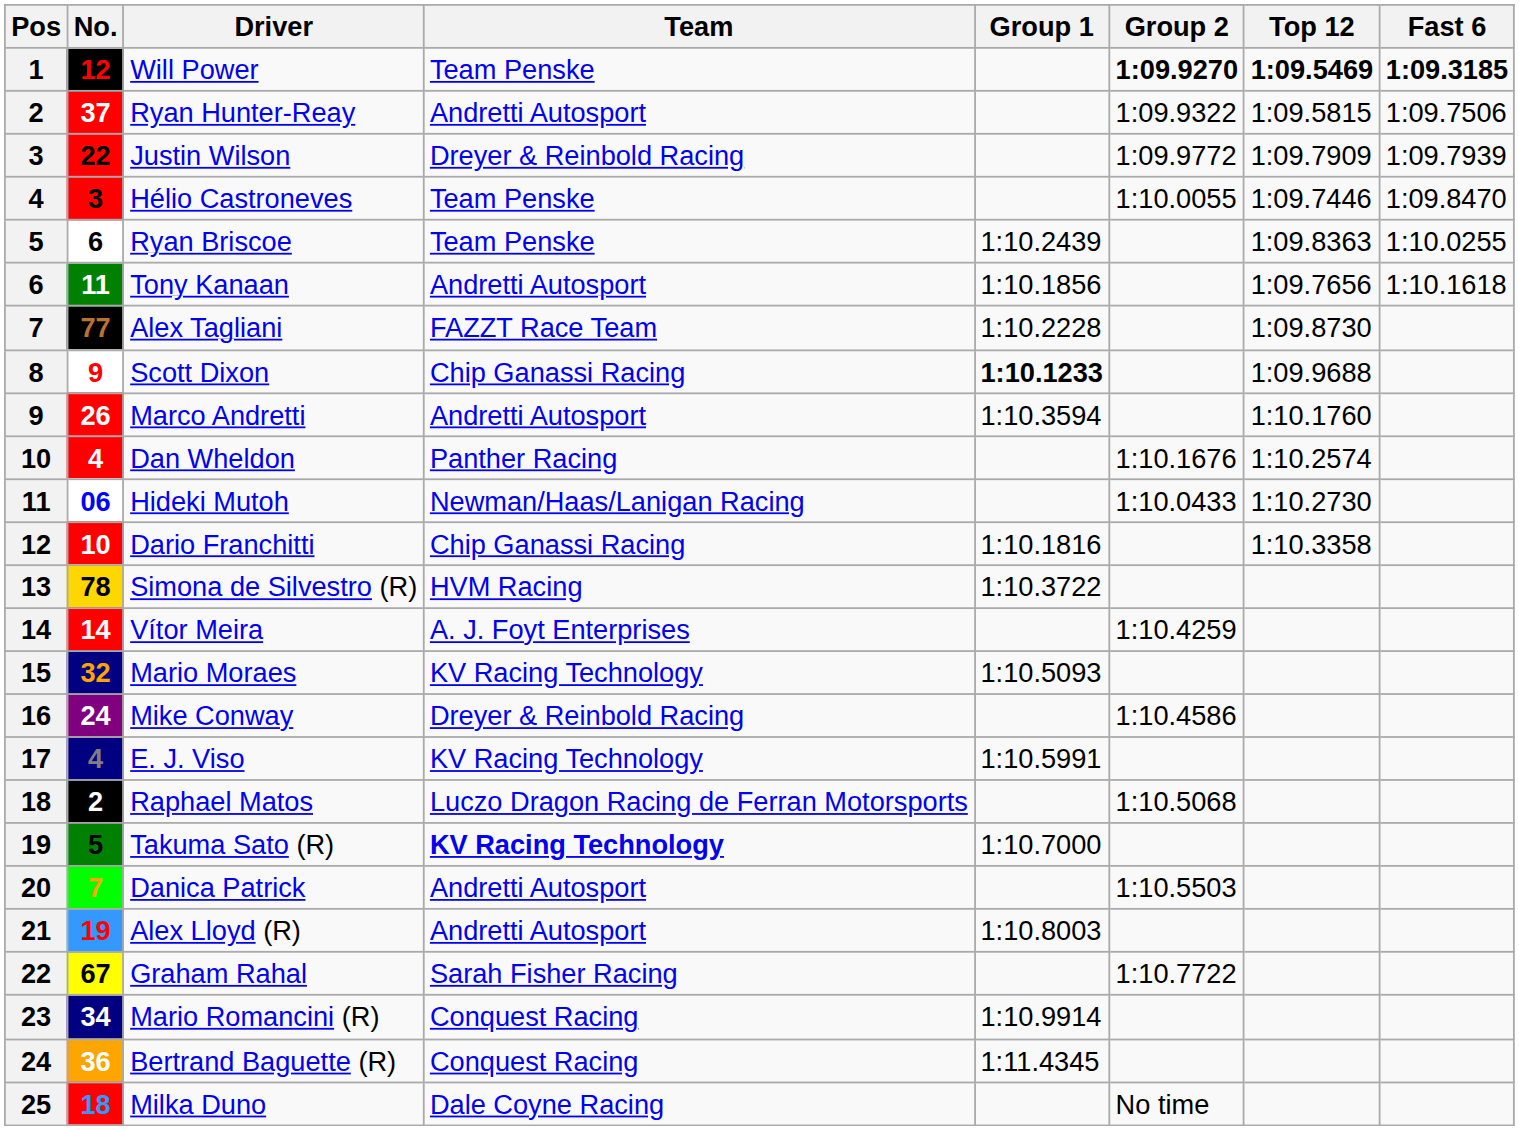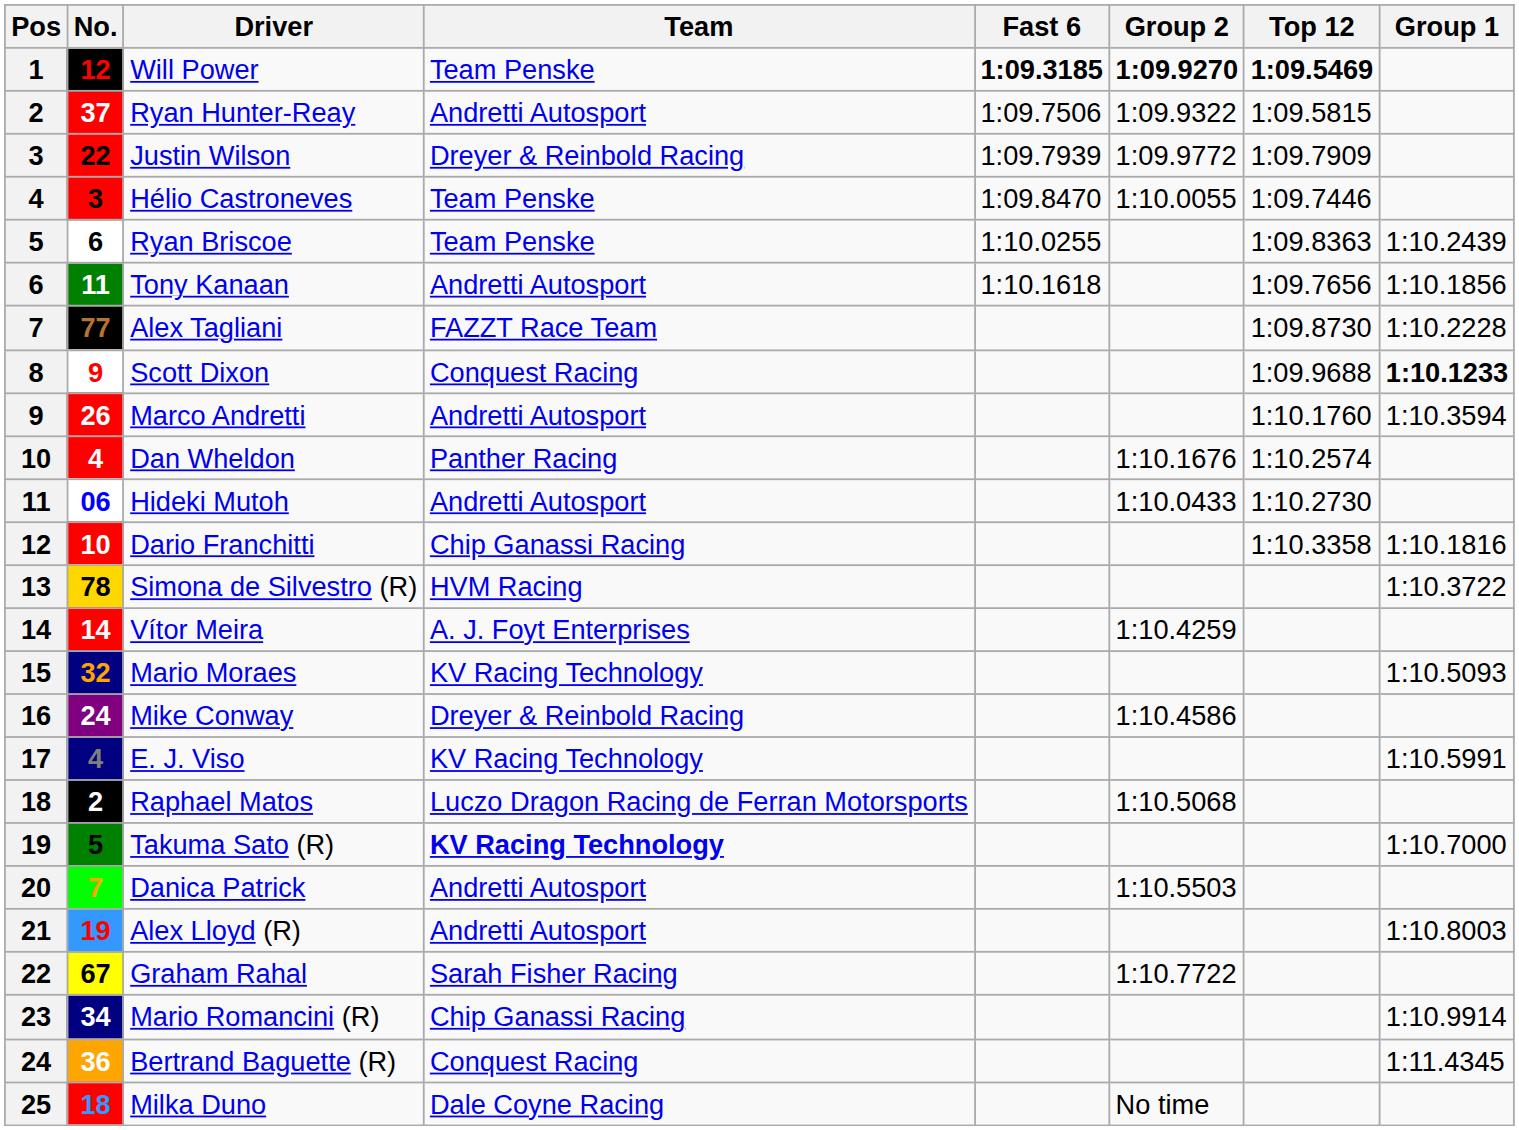columns swapped: (1042, 27) <-> (1447, 27)
(558, 371) Chip Ganassi Racing -> (534, 371) Conquest Racing
(617, 500) Newman/Haas/Lanigan Racing -> (538, 500) Andretti Autosport
(534, 1017) Conquest Racing -> (558, 1017) Chip Ganassi Racing
